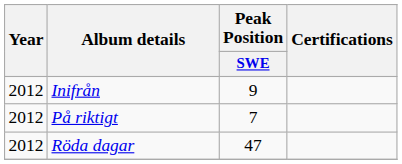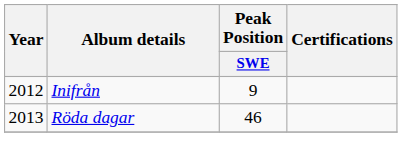- row: (85, 117)
(26, 145) 2012 -> (26, 117) 2013
(253, 145) 47 -> (253, 117) 46
